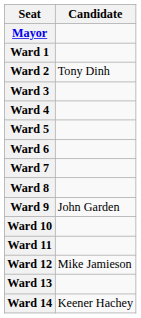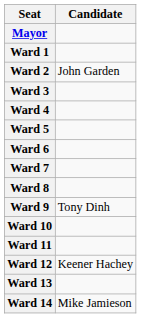(84, 71) Tony Dinh -> (89, 71) John Garden
(89, 206) John Garden -> (84, 206) Tony Dinh
(95, 264) Mike Jamieson -> (95, 264) Keener Hachey
(95, 303) Keener Hachey -> (95, 303) Mike Jamieson
